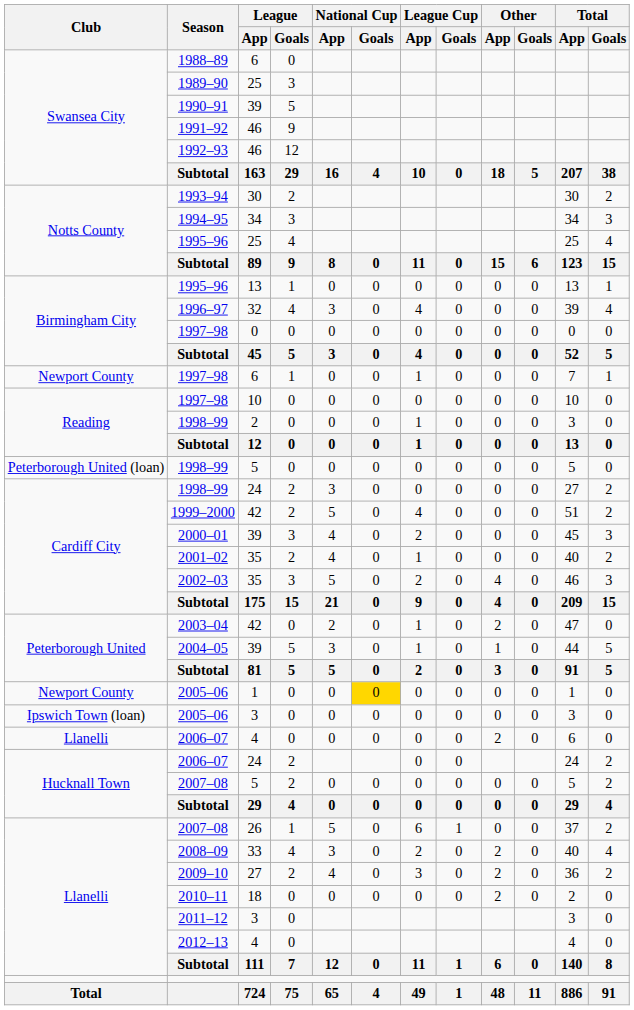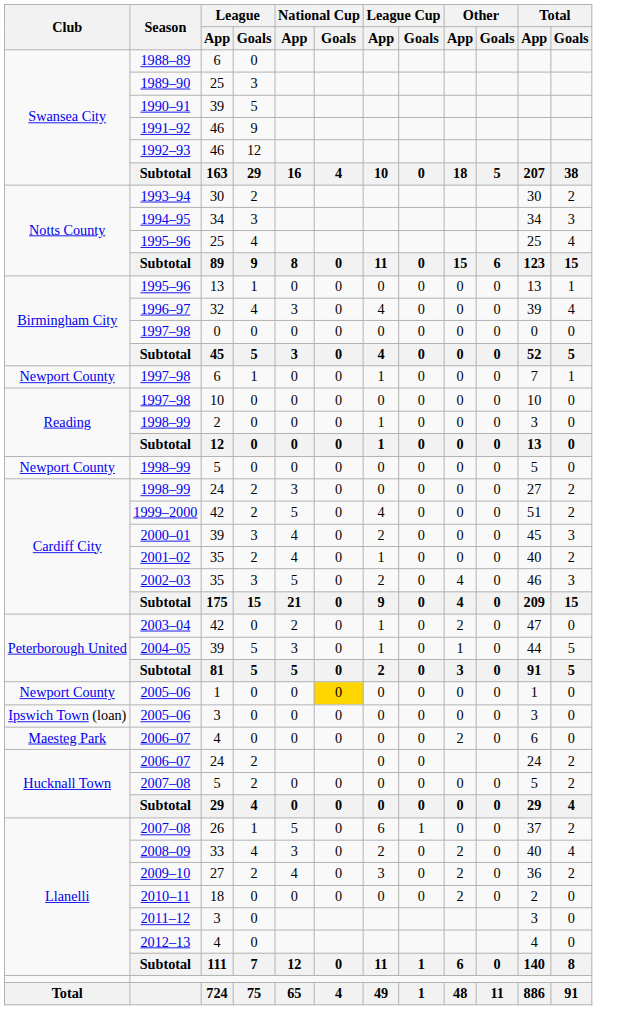(86, 467) Peterborough United (loan) -> (67, 467) Newport County
(86, 738) Llanelli -> (67, 738) Maesteg Park
